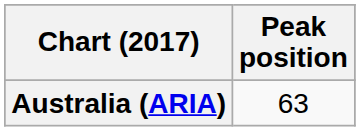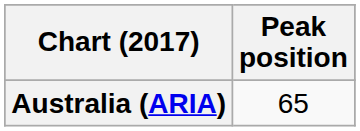(293, 102) 63 -> (293, 102) 65
